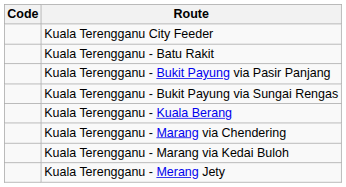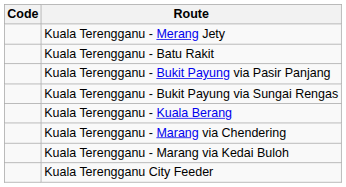rows swapped: (135, 172) <-> (129, 34)
